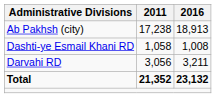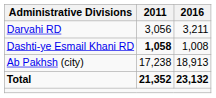rows swapped: (34, 63) <-> (45, 29)
(158, 46) normal -> (158, 46) bold
